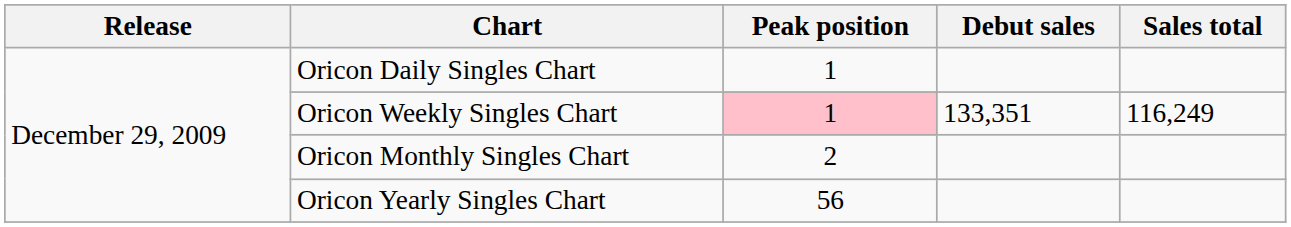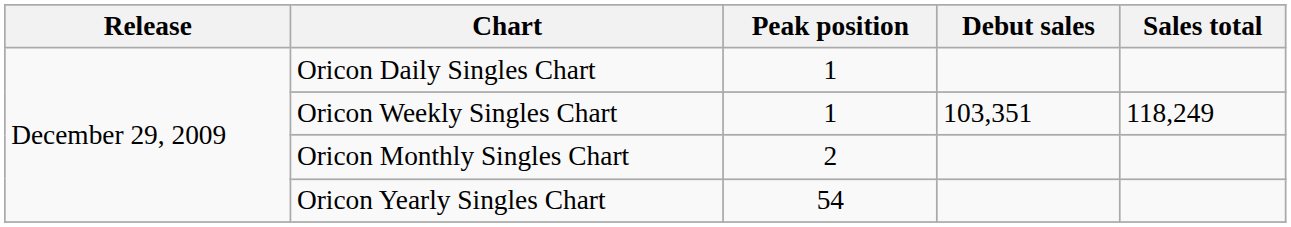(830, 112) pink background -> (830, 112) no background
(988, 112) 133,351 -> (988, 112) 103,351
(1170, 112) 116,249 -> (1170, 112) 118,249
(830, 199) 56 -> (830, 199) 54
